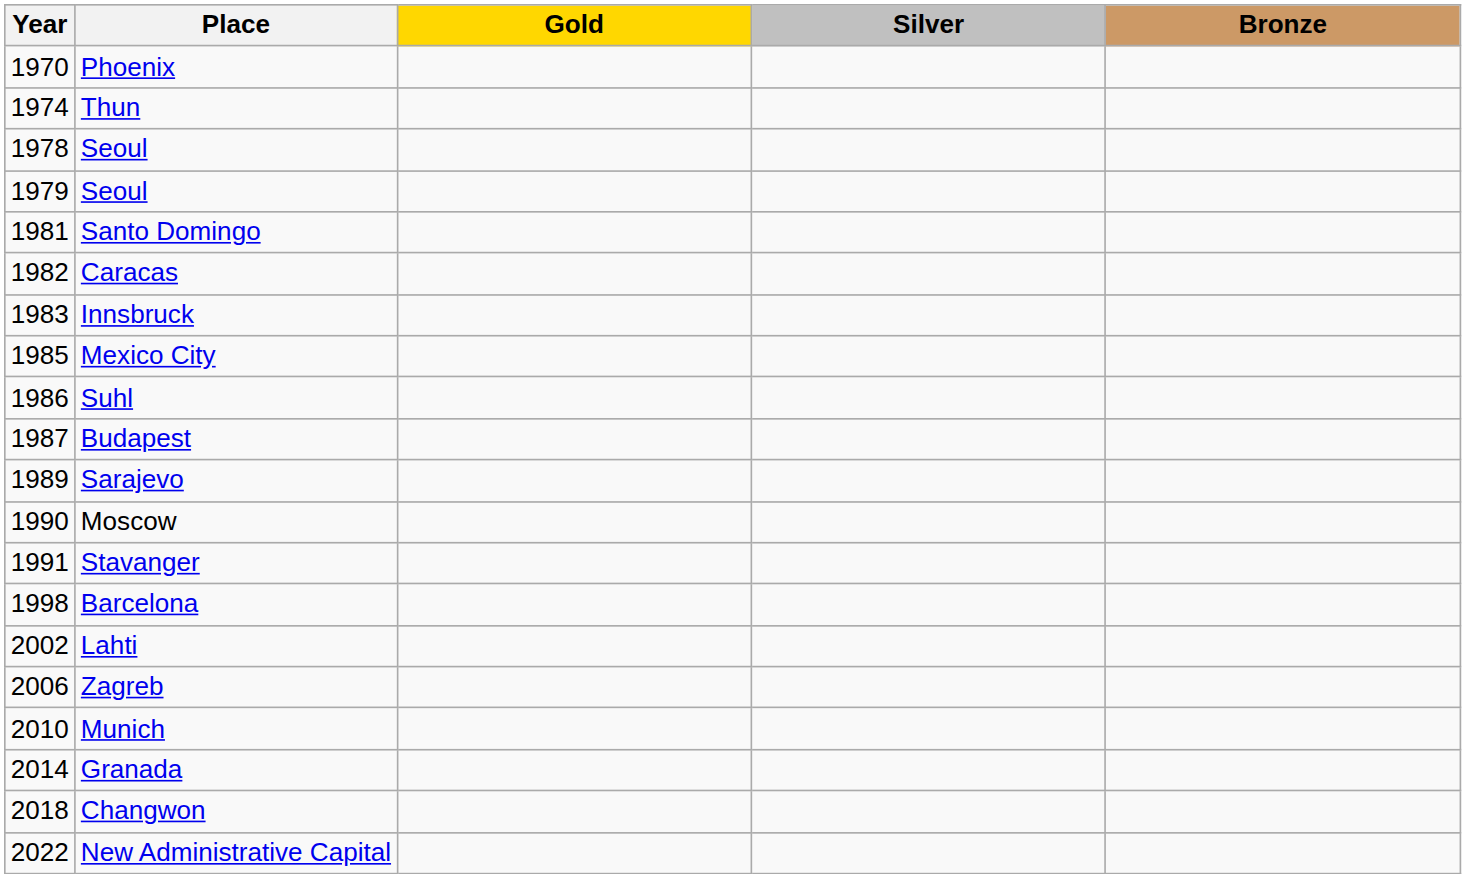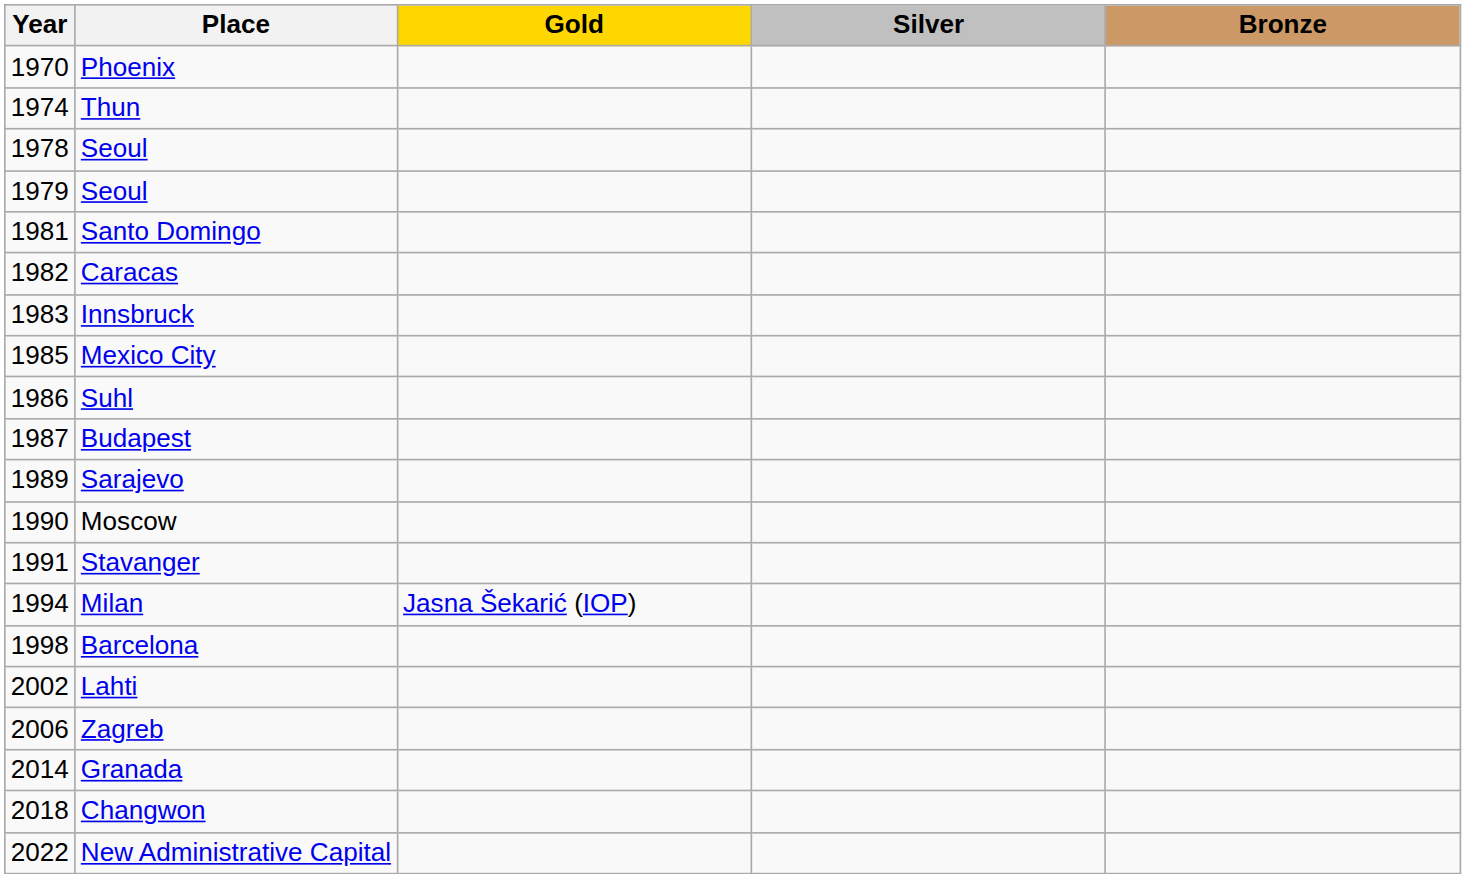+ row: (40, 604)
- row: (40, 728)
